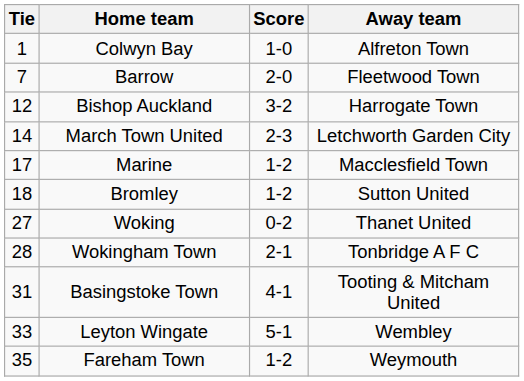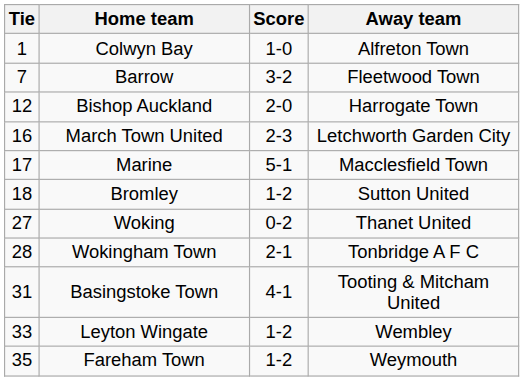(279, 77) 2-0 -> (279, 77) 3-2
(279, 106) 3-2 -> (279, 106) 2-0
(22, 135) 14 -> (22, 135) 16
(279, 164) 1-2 -> (279, 164) 5-1
(279, 331) 5-1 -> (279, 331) 1-2
